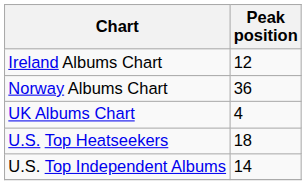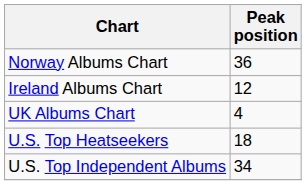rows swapped: (85, 62) <-> (88, 88)
(243, 166) 14 -> (243, 166) 34
